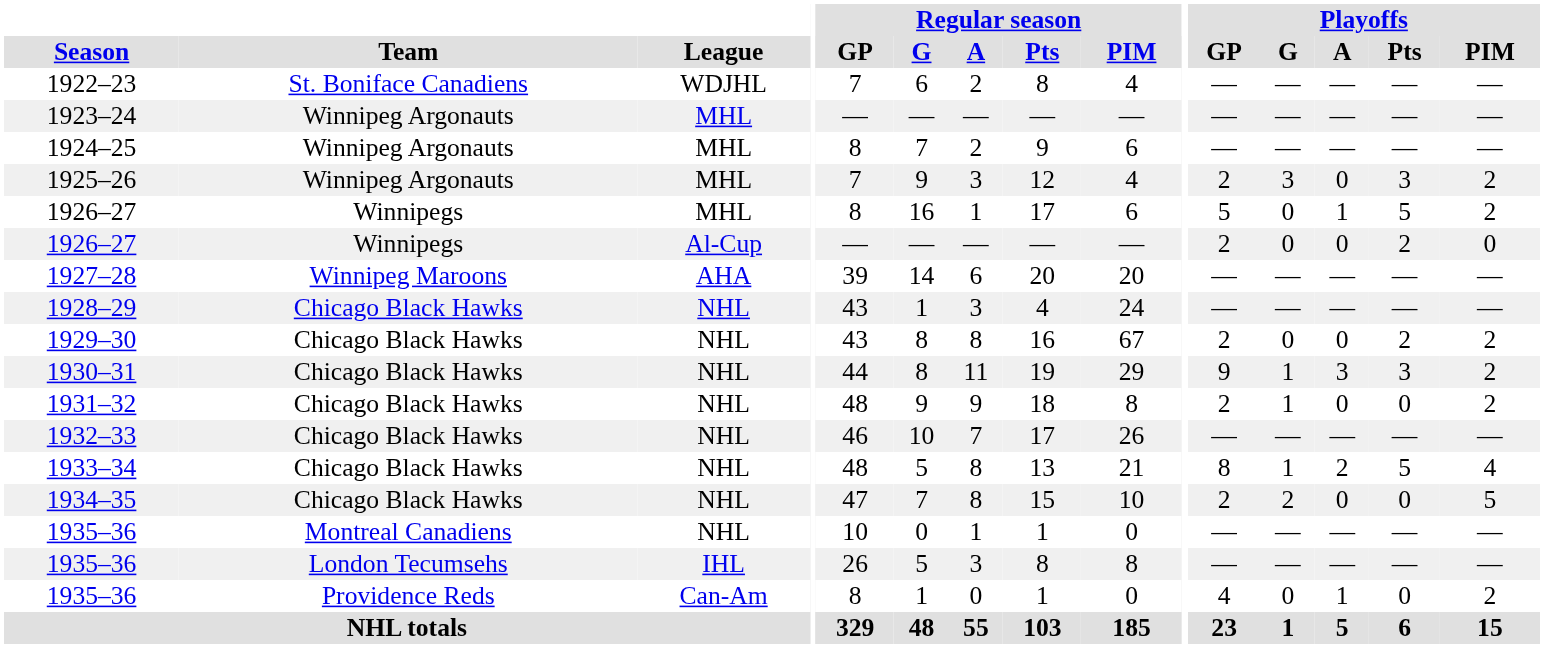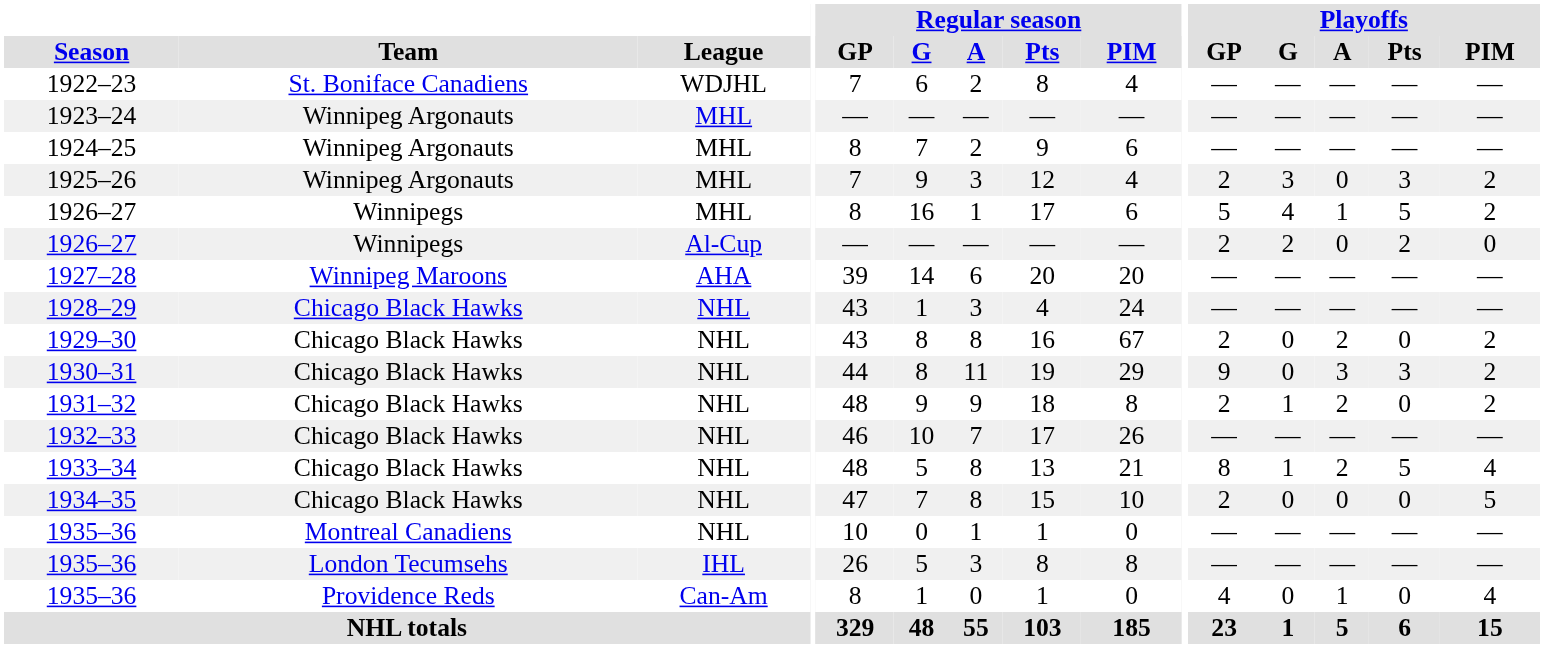(1288, 211) 0 -> (1288, 211) 4
(1288, 243) 0 -> (1288, 243) 2
(1342, 339) 0 -> (1342, 339) 2
(1405, 339) 2 -> (1405, 339) 0
(1288, 371) 1 -> (1288, 371) 0
(1342, 403) 0 -> (1342, 403) 2
(1288, 499) 2 -> (1288, 499) 0
(1490, 595) 2 -> (1490, 595) 4
